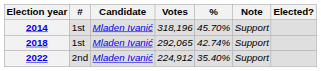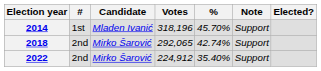(78, 43) 1st -> (80, 43) 2nd
(123, 43) Mladen Ivanić -> (122, 43) Mirko Šarović
(123, 58) Mladen Ivanić -> (122, 58) Mirko Šarović
